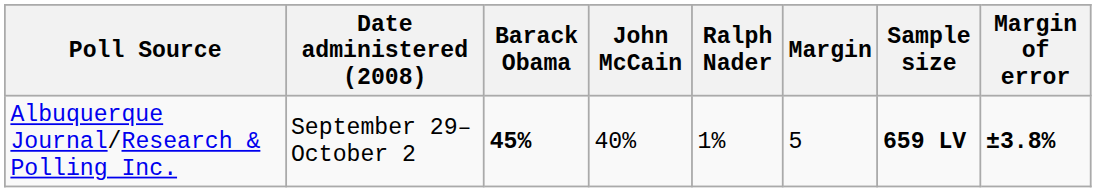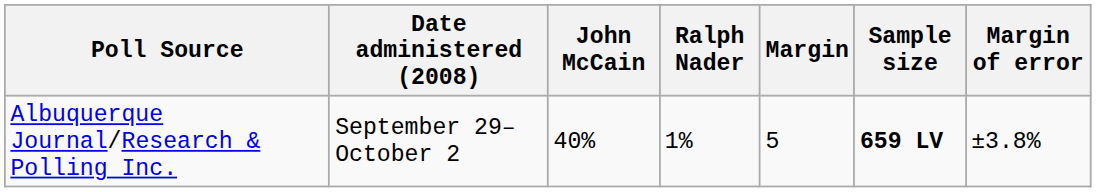- column: (537, 50)
(1021, 142) bold -> (1006, 142) normal
